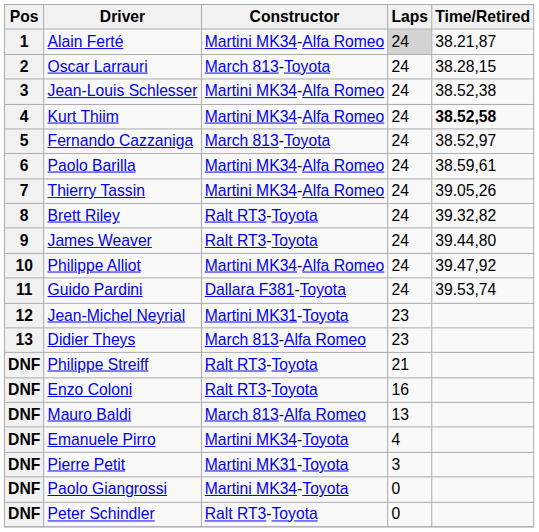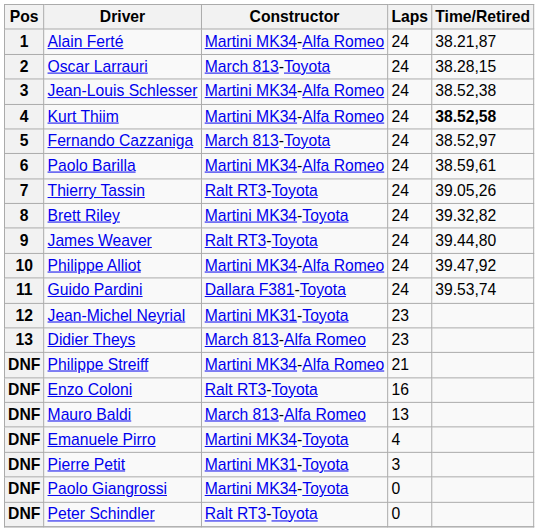(400, 41) lightgrey background -> (400, 41) no background
(294, 191) Martini MK34-Alfa Romeo -> (261, 191) Ralt RT3-Toyota
(261, 215) Ralt RT3-Toyota -> (277, 215) Martini MK34-Toyota
(261, 365) Ralt RT3-Toyota -> (294, 365) Martini MK34-Alfa Romeo
